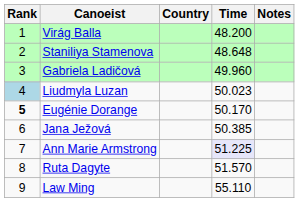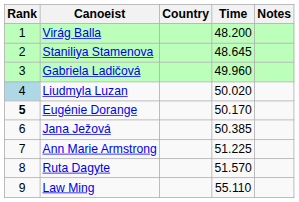(233, 52) 48.648 -> (233, 52) 48.645
(233, 91) 50.023 -> (233, 91) 50.020
(233, 149) lavender background -> (233, 149) no background
